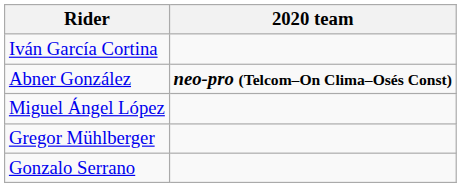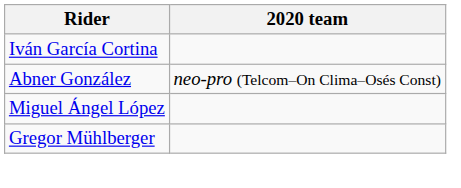(313, 78) bold -> (307, 78) normal
- row: (72, 167)
